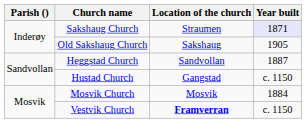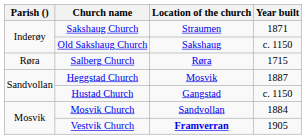(278, 28) lavender background -> (278, 28) no background
(278, 45) 1905 -> (278, 45) c. 1150
+ row: (102, 61)
(202, 61) Sandvollan -> (202, 77) Mosvik
(202, 93) Mosvik -> (202, 110) Sandvollan
(278, 110) c. 1150 -> (278, 126) 1905
